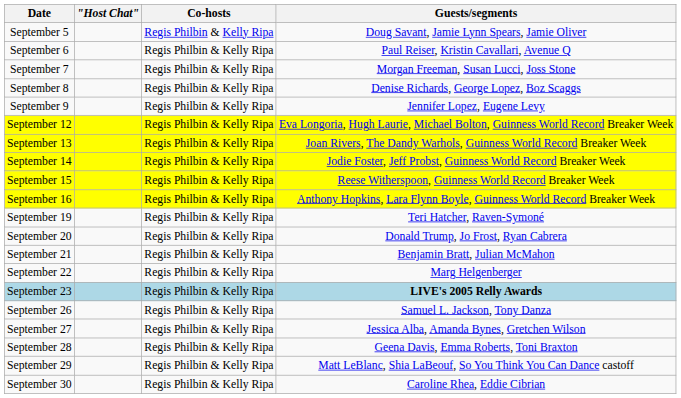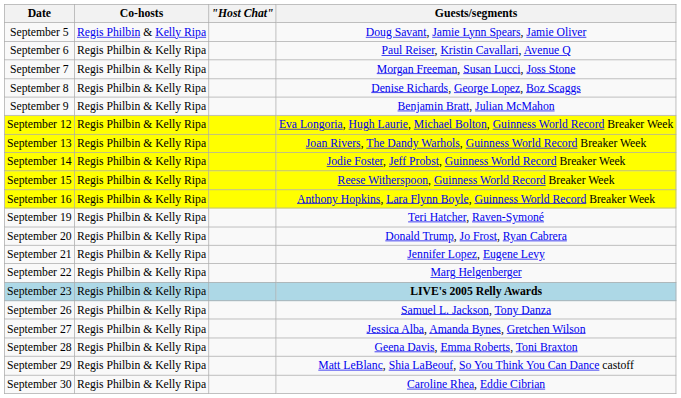columns swapped: (209, 13) <-> (108, 13)
(476, 106) Jennifer Lopez, Eugene Levy -> (476, 106) Benjamin Bratt, Julian McMahon
(476, 254) Benjamin Bratt, Julian McMahon -> (476, 254) Jennifer Lopez, Eugene Levy
